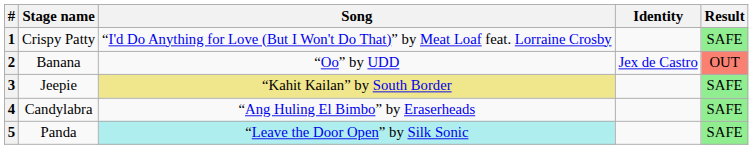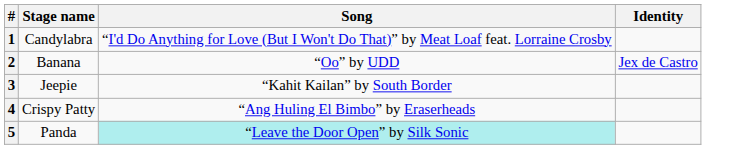- column: (725, 16)
(59, 39) Crispy Patty -> (59, 39) Candylabra
(357, 86) khaki background -> (357, 86) no background
(59, 109) Candylabra -> (59, 109) Crispy Patty
